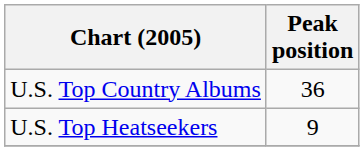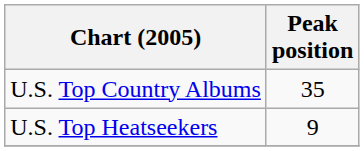(313, 88) 36 -> (313, 88) 35
